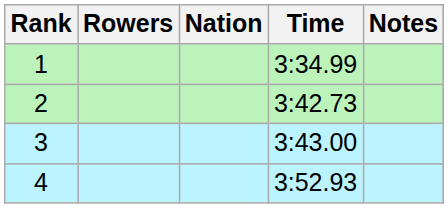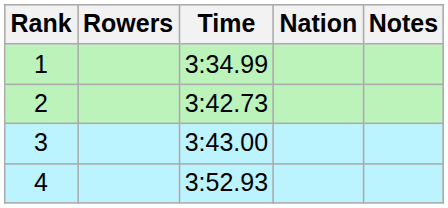columns swapped: (224, 24) <-> (316, 24)
